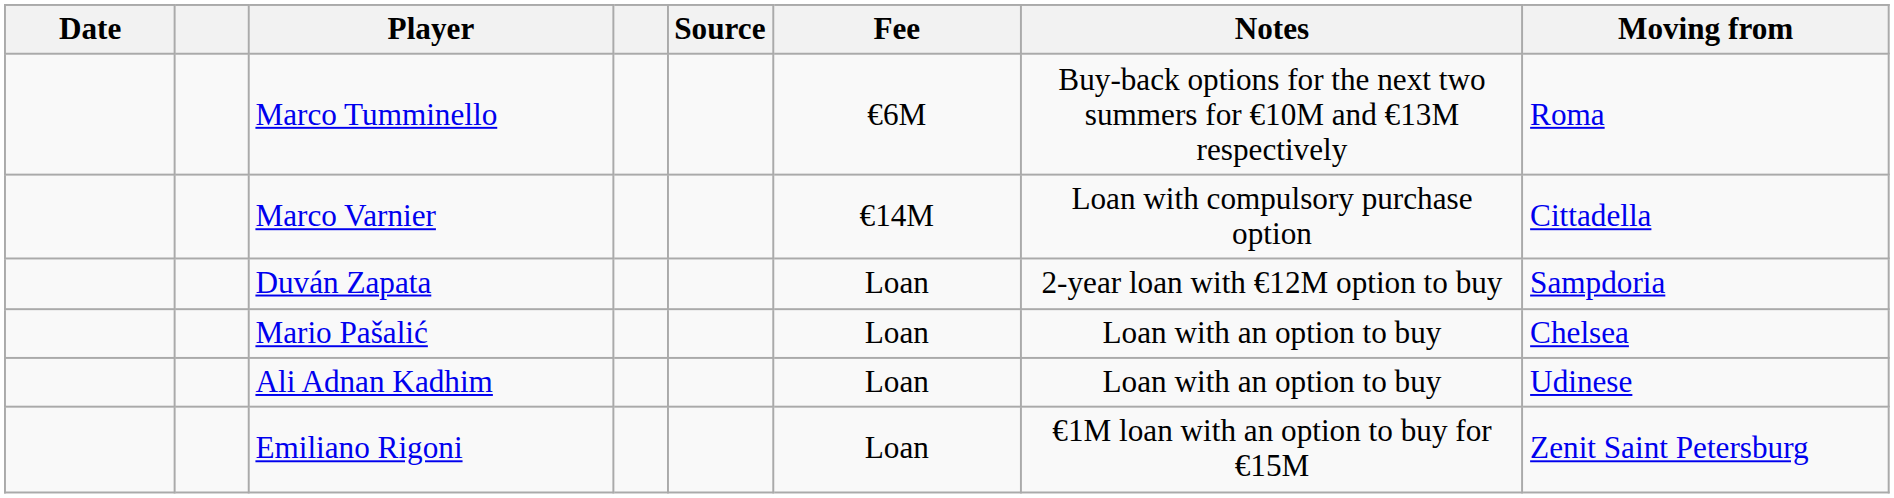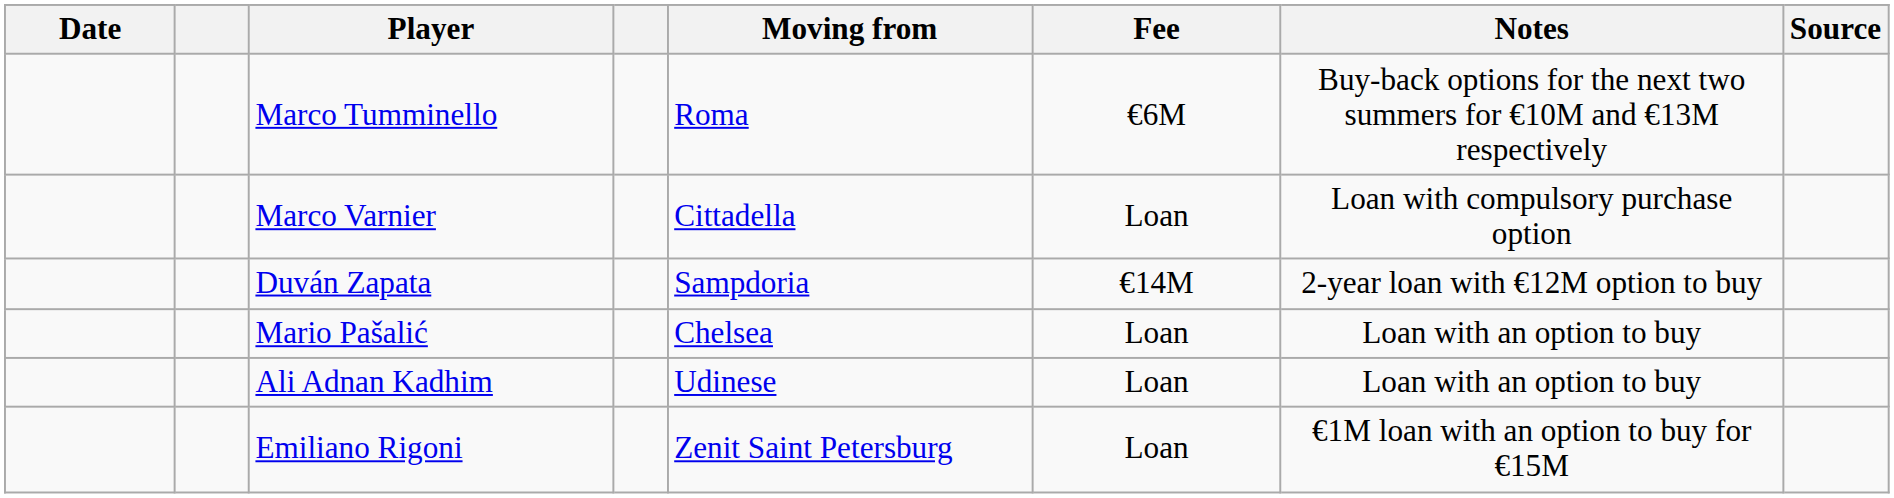columns swapped: (1706, 29) <-> (720, 29)
(897, 215) €14M -> (1157, 215) Loan
(897, 282) Loan -> (1157, 282) €14M
